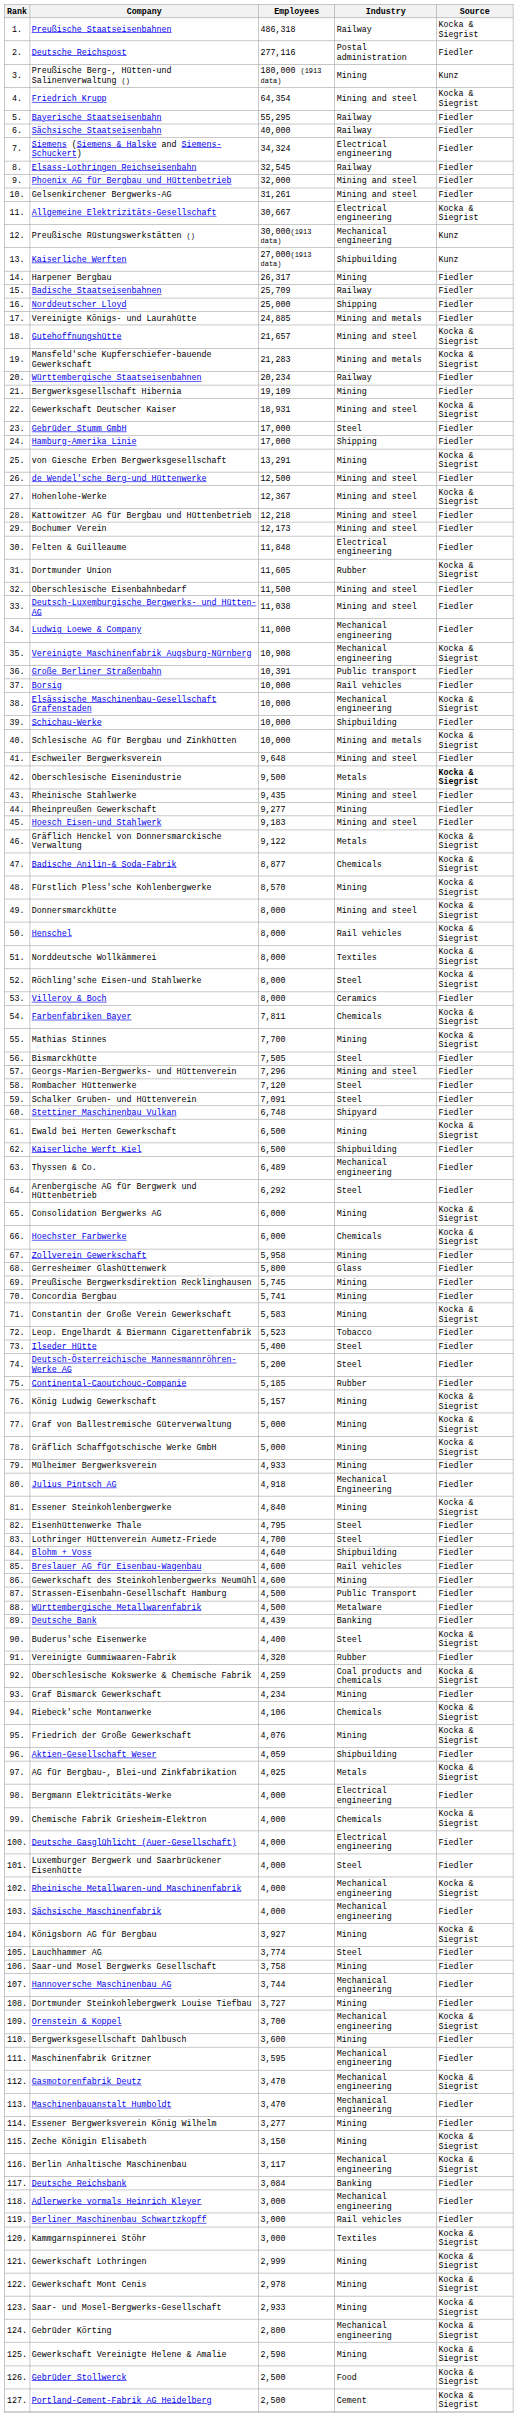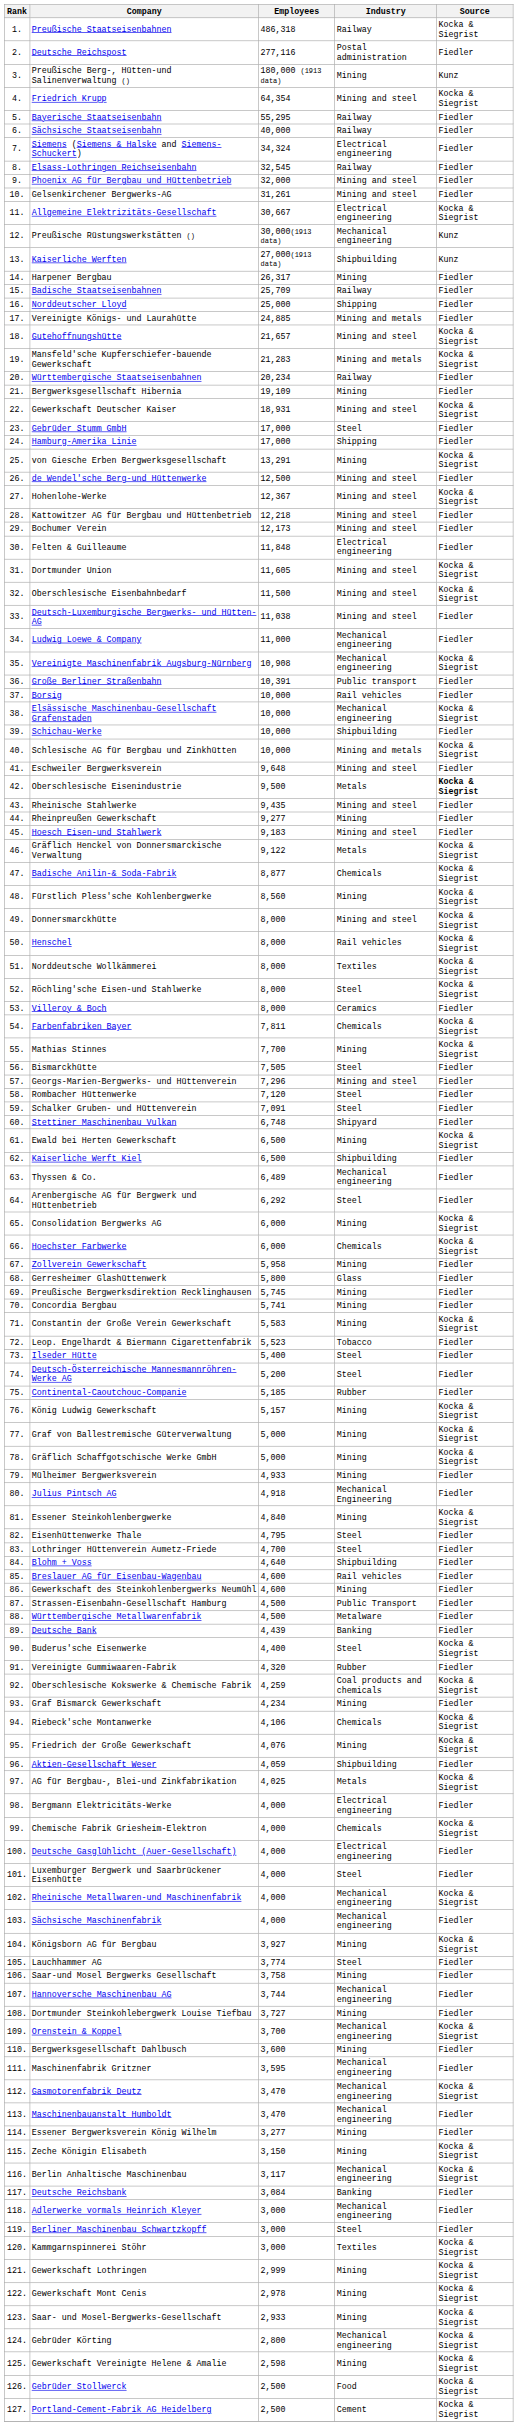(352, 571) Rubber -> (377, 571) Mining and steel
(456, 589) Fiedler -> (459, 594) Kocka & Siegrist
(273, 888) 8,570 -> (273, 897) 8,560
(369, 2220) Rail vehicles -> (349, 2230) Steel
